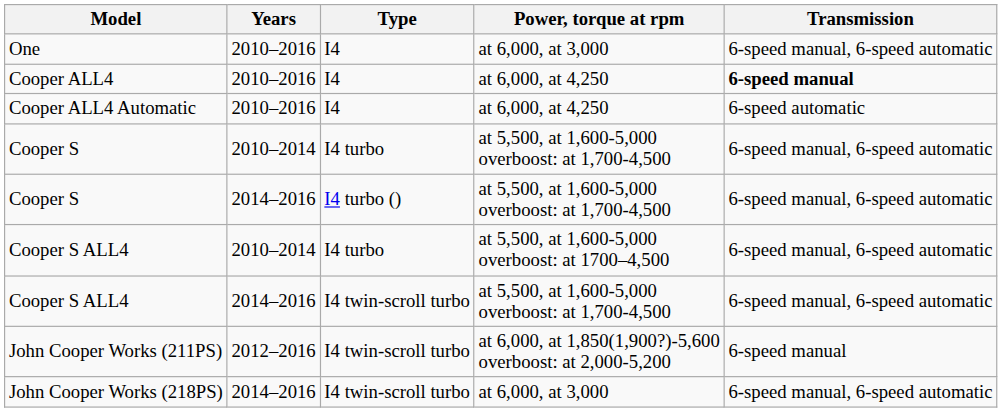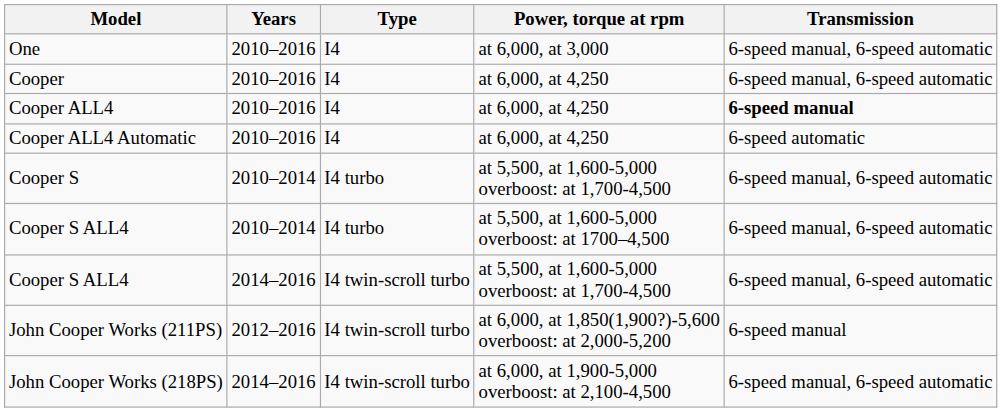+ row: (36, 78)
- row: (44, 199)
(544, 391) at 6,000, at 3,000 -> (575, 381) at 6,000, at 1,900-5,000 overboost: at 2,100-4,500
